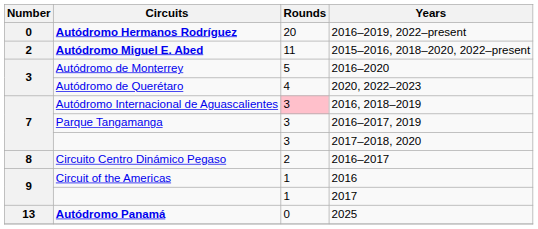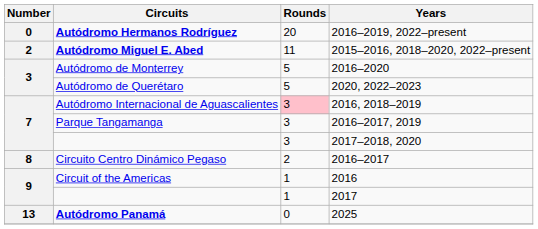(287, 86) 4 -> (287, 86) 5
